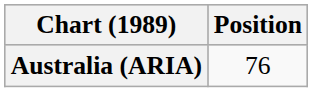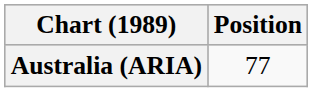(258, 65) 76 -> (258, 65) 77
